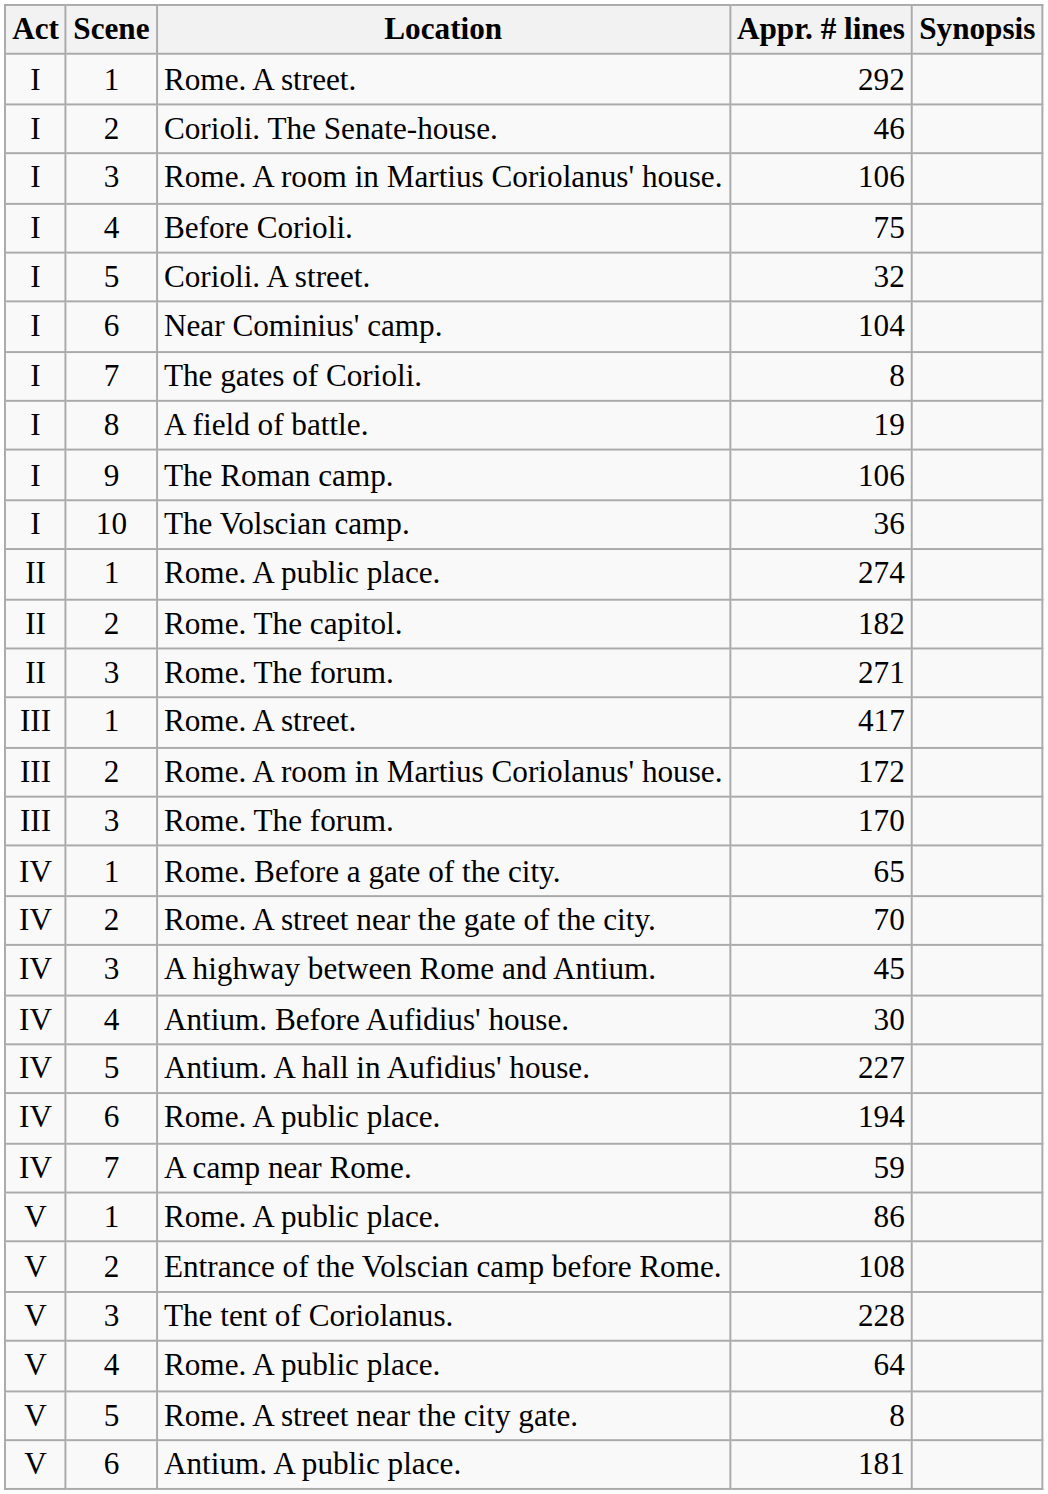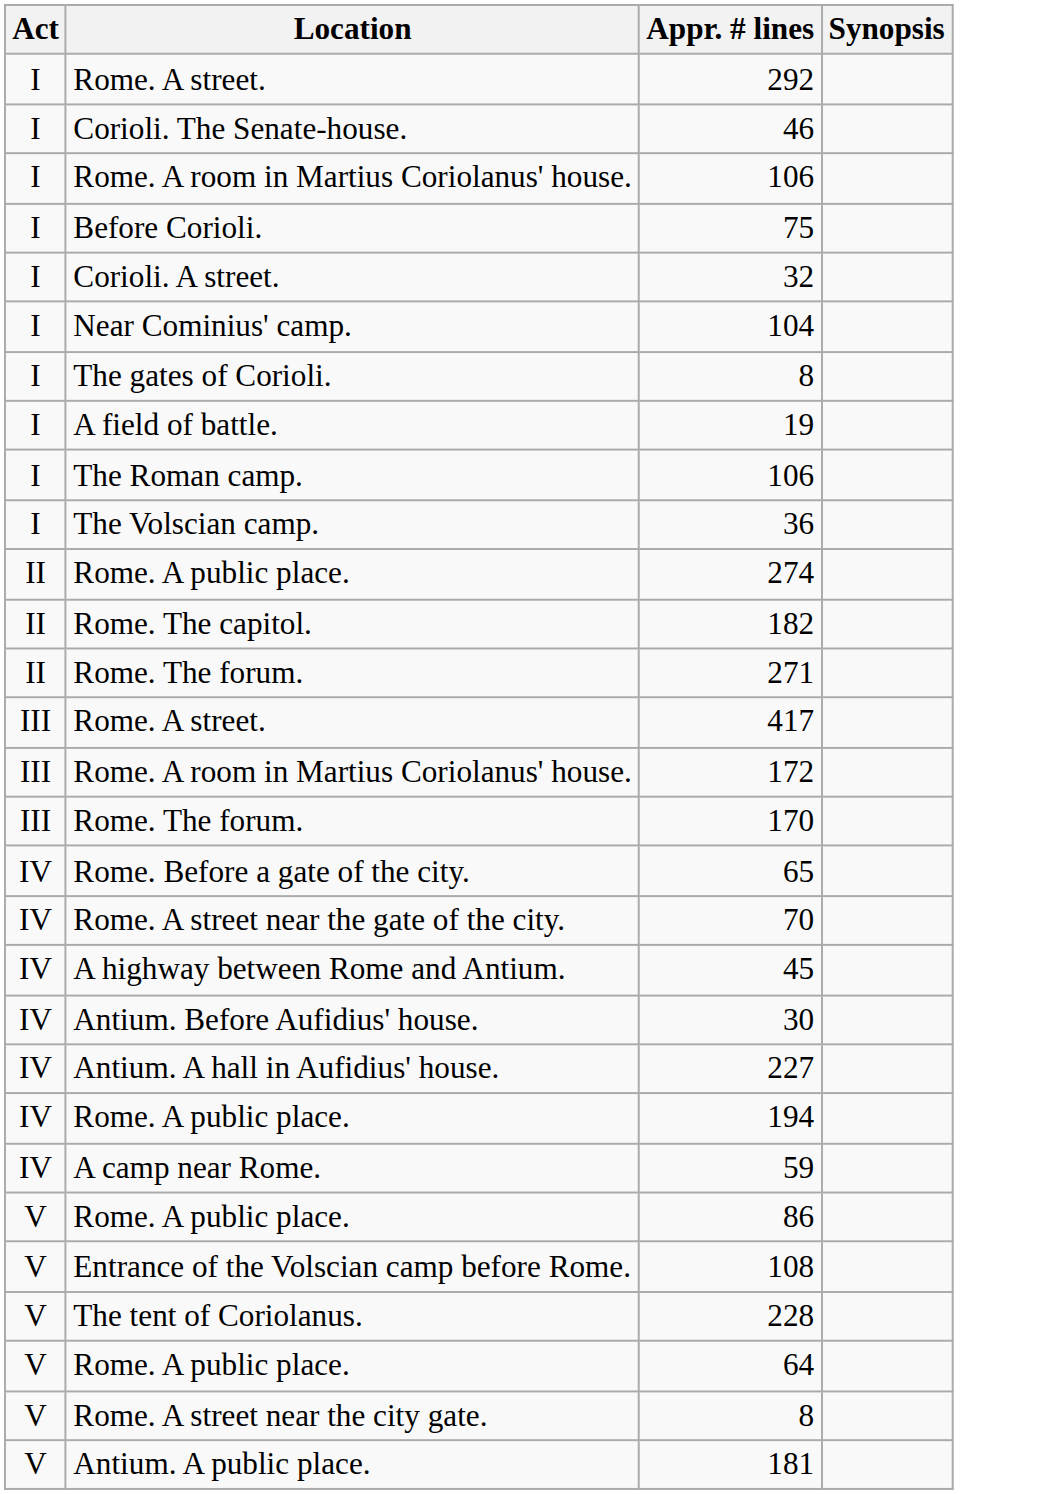- column: (111, 29)
